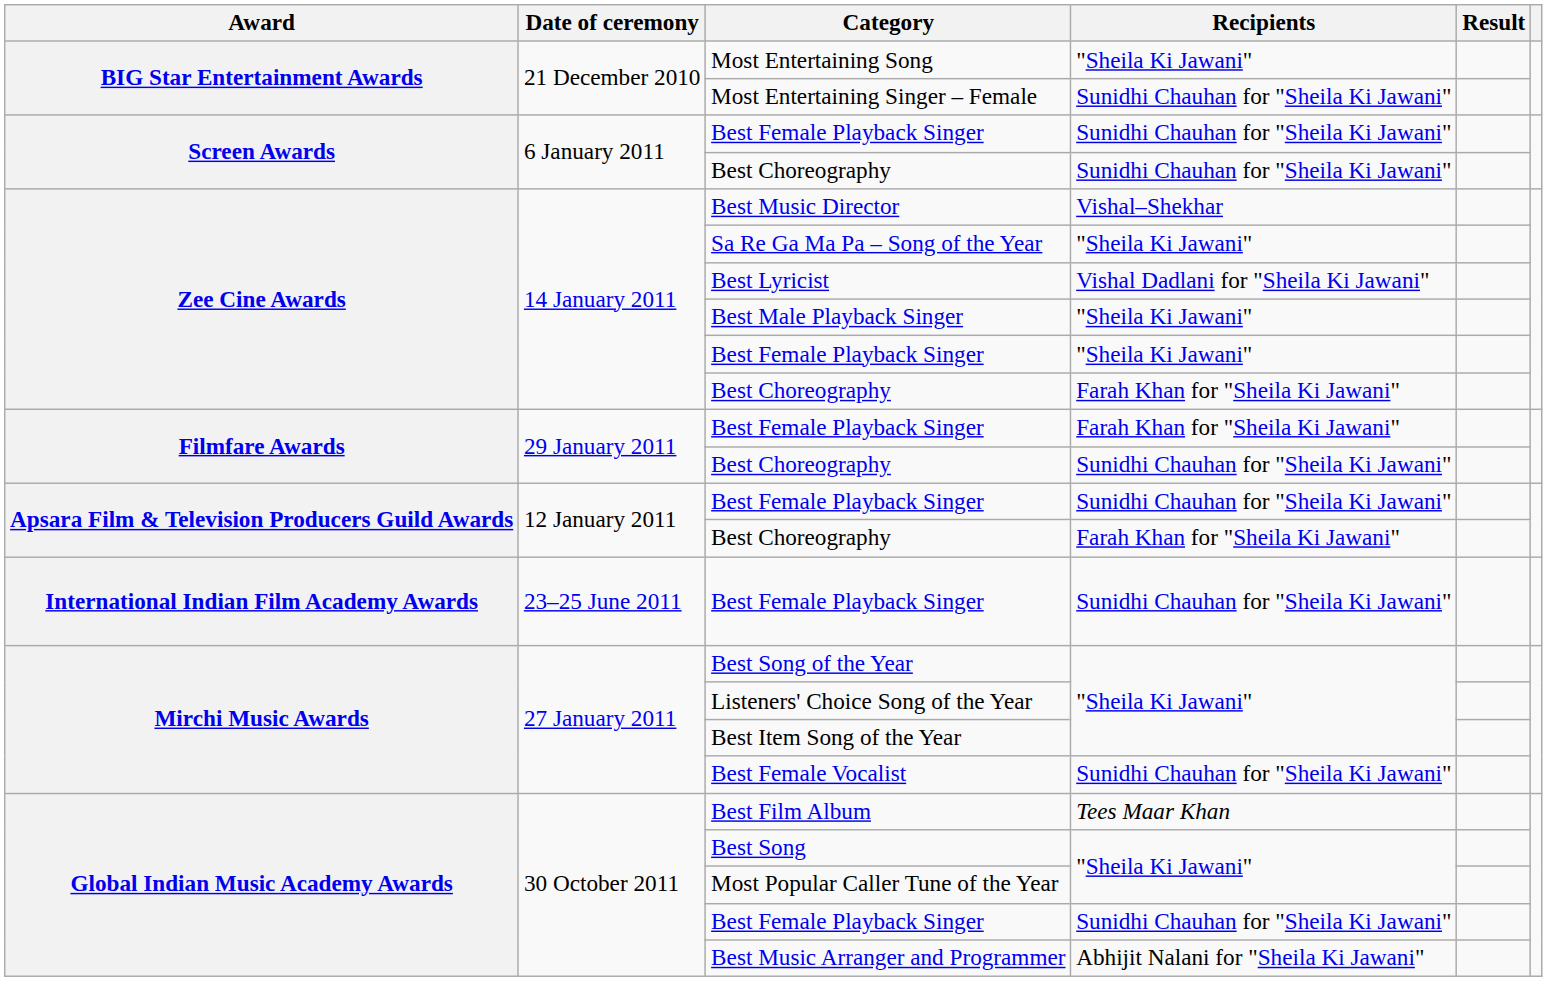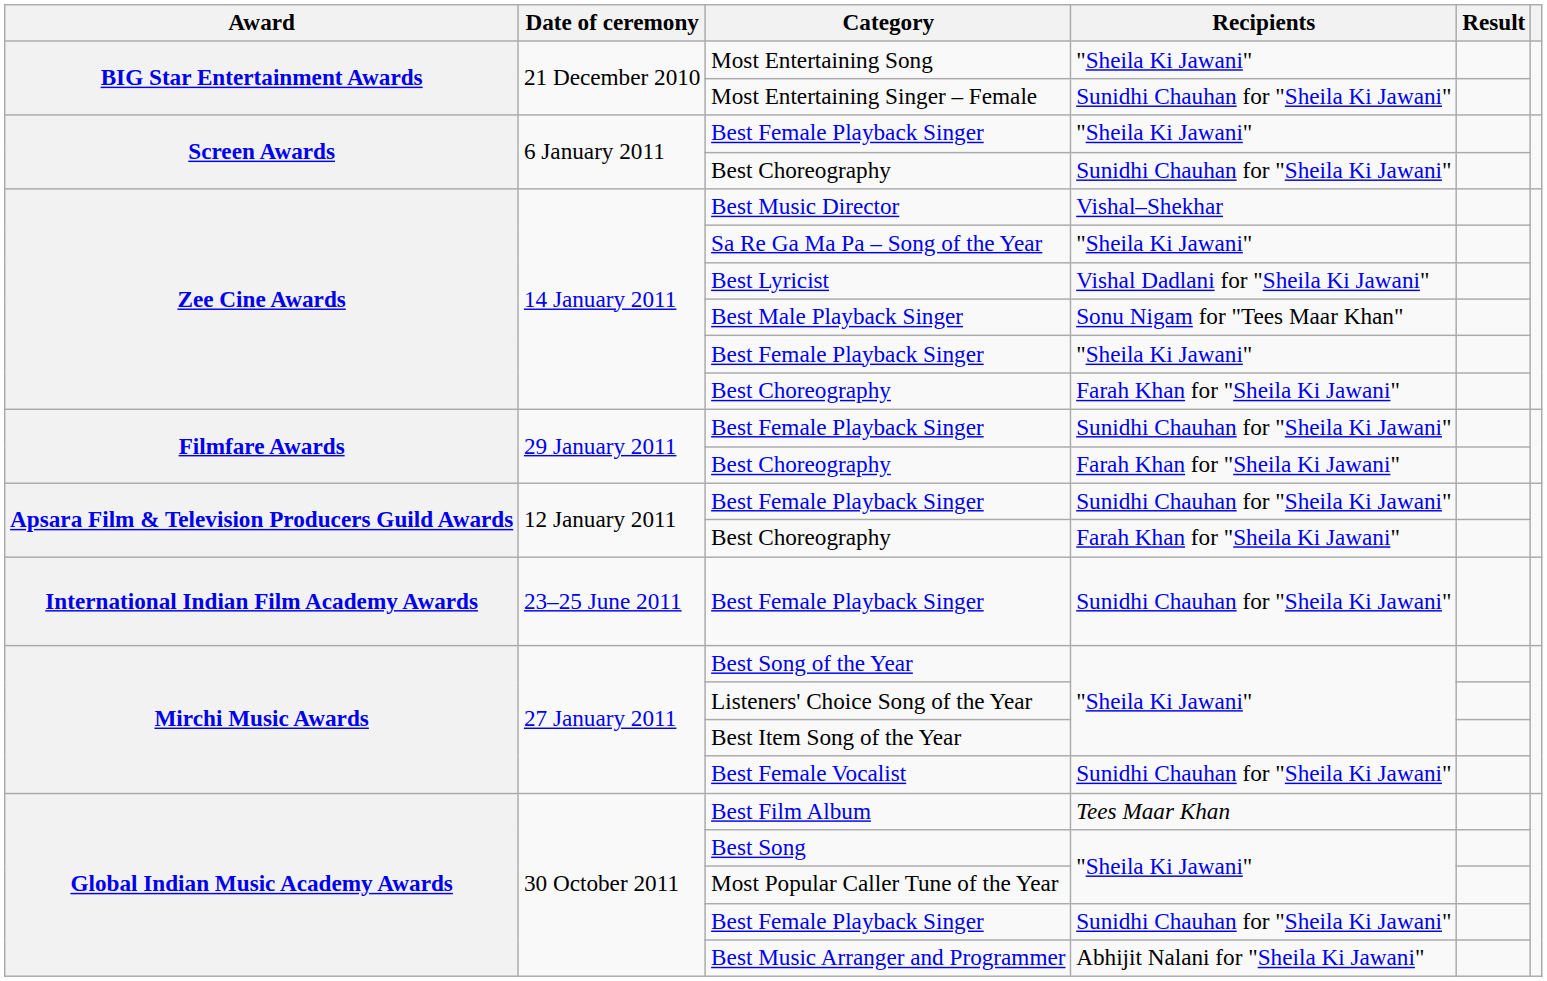(1264, 133) Sunidhi Chauhan for "Sheila Ki Jawani" -> (1164, 133) "Sheila Ki Jawani"
(1164, 317) "Sheila Ki Jawani" -> (1240, 317) Sonu Nigam for "Tees Maar Khan"
(1238, 427) Farah Khan for "Sheila Ki Jawani" -> (1264, 427) Sunidhi Chauhan for "Sheila Ki Jawani"
(1264, 464) Sunidhi Chauhan for "Sheila Ki Jawani" -> (1238, 464) Farah Khan for "Sheila Ki Jawani"
